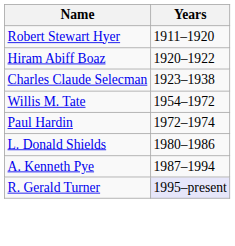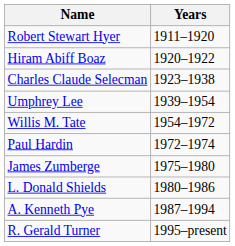+ row: (45, 101)
+ row: (54, 166)
(190, 187) lavender background -> (190, 230) no background
